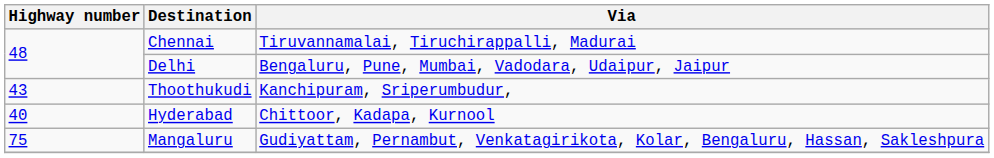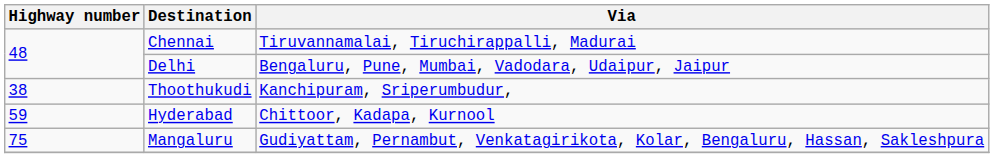(18, 91) 43 -> (18, 91) 38
(18, 116) 40 -> (18, 116) 59
